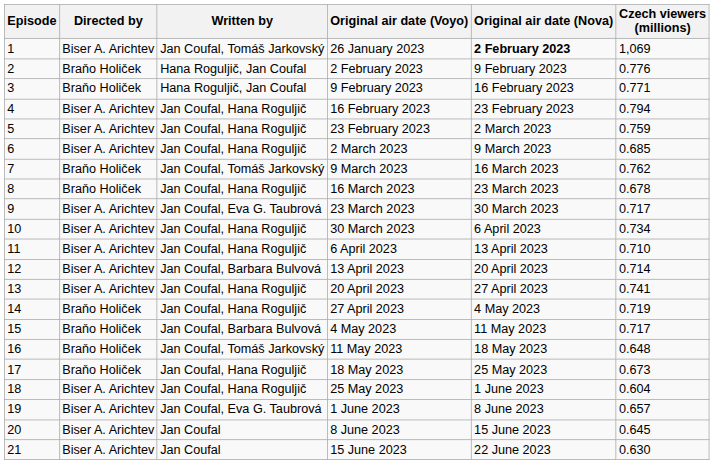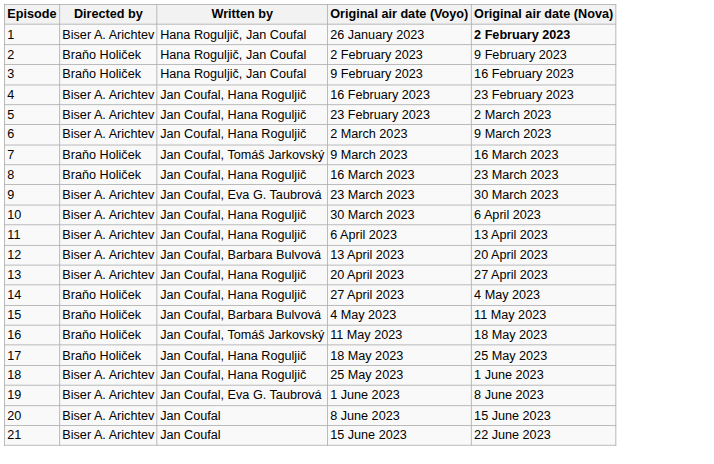- column: (663, 21)
(242, 48) Jan Coufal, Tomáš Jarkovský -> (233, 34) Hana Roguljič, Jan Coufal
